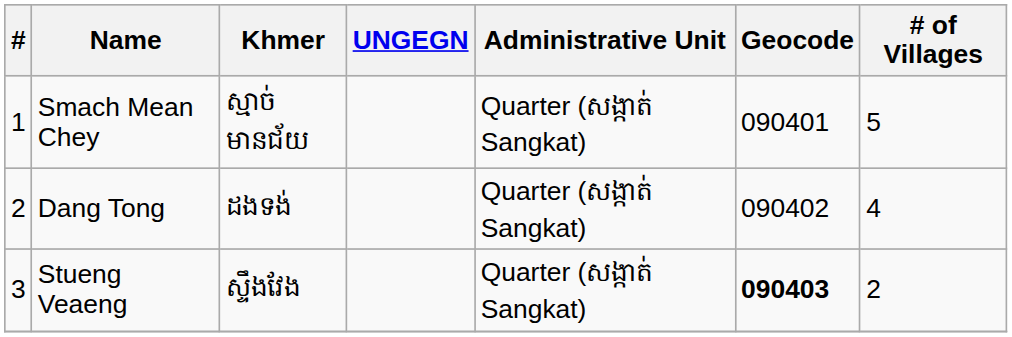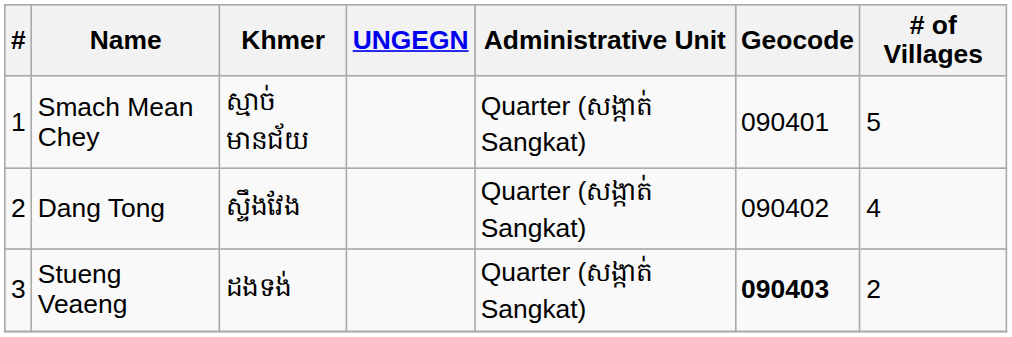(259, 206) ដងទង់ -> (263, 206) ស្ទឹងវែង
(263, 287) ស្ទឹងវែង -> (259, 287) ដងទង់
